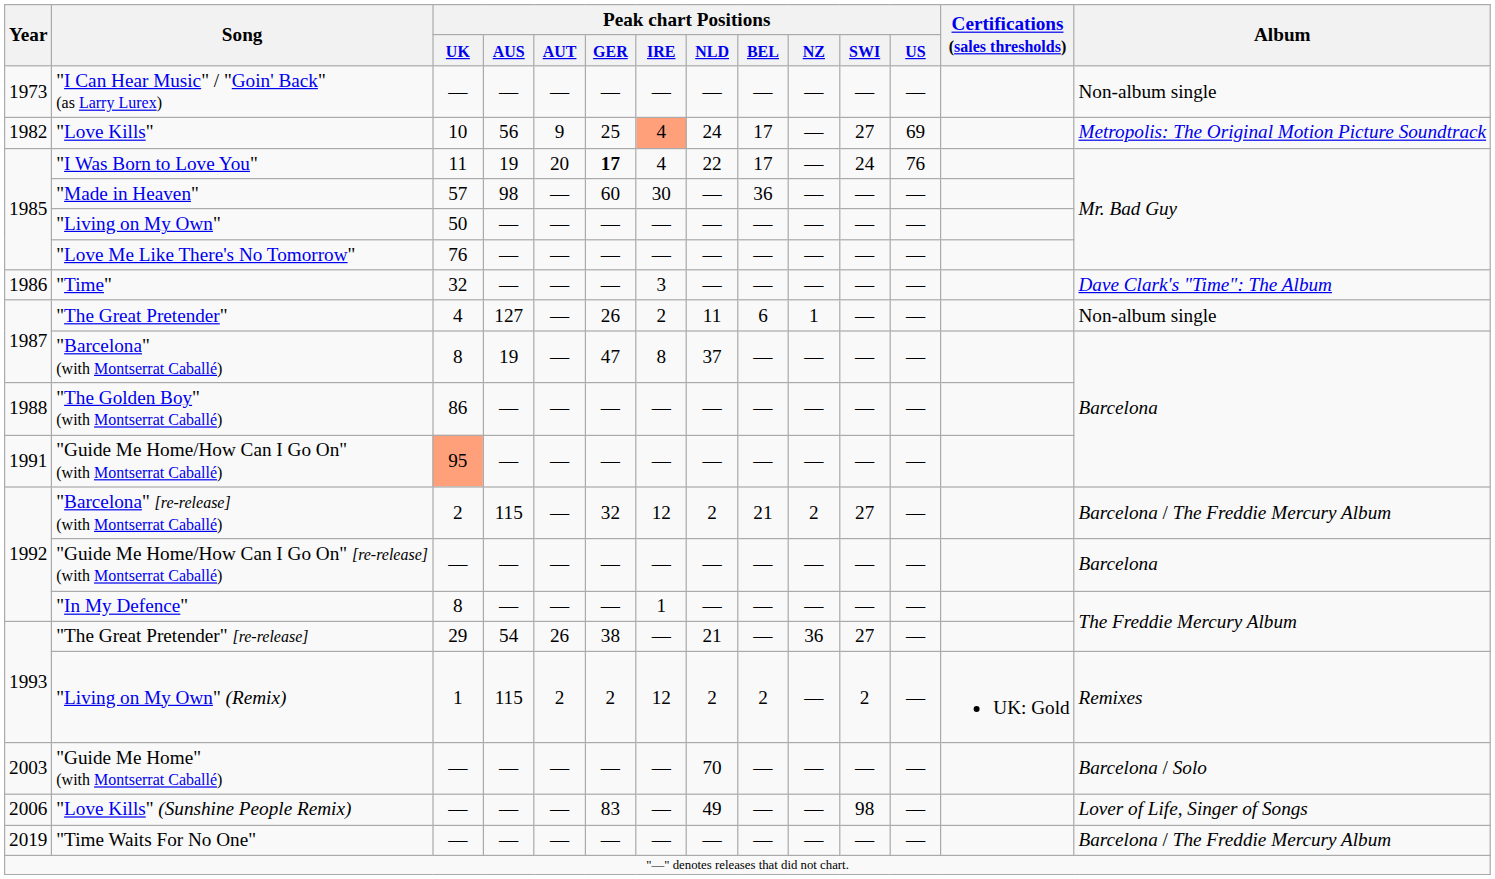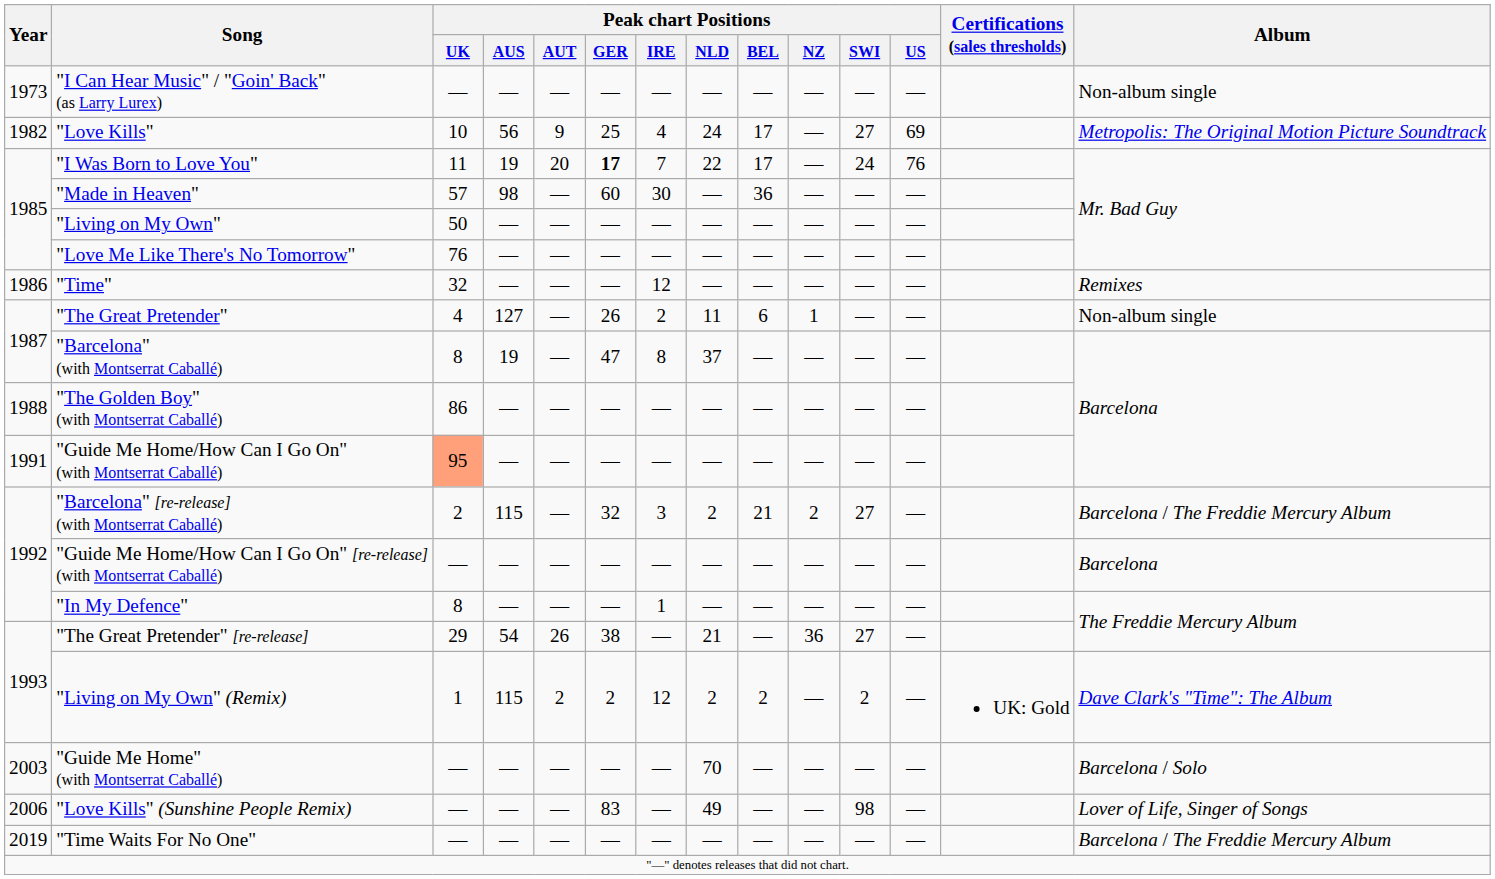(661, 132) lightsalmon background -> (661, 132) no background
(661, 163) 4 -> (661, 163) 7
(661, 284) 3 -> (661, 284) 12
(1205, 284) Dave Clark's "Time": The Album -> (1110, 284) Remixes
(661, 512) 12 -> (661, 512) 3
(1110, 696) Remixes -> (1205, 696) Dave Clark's "Time": The Album
